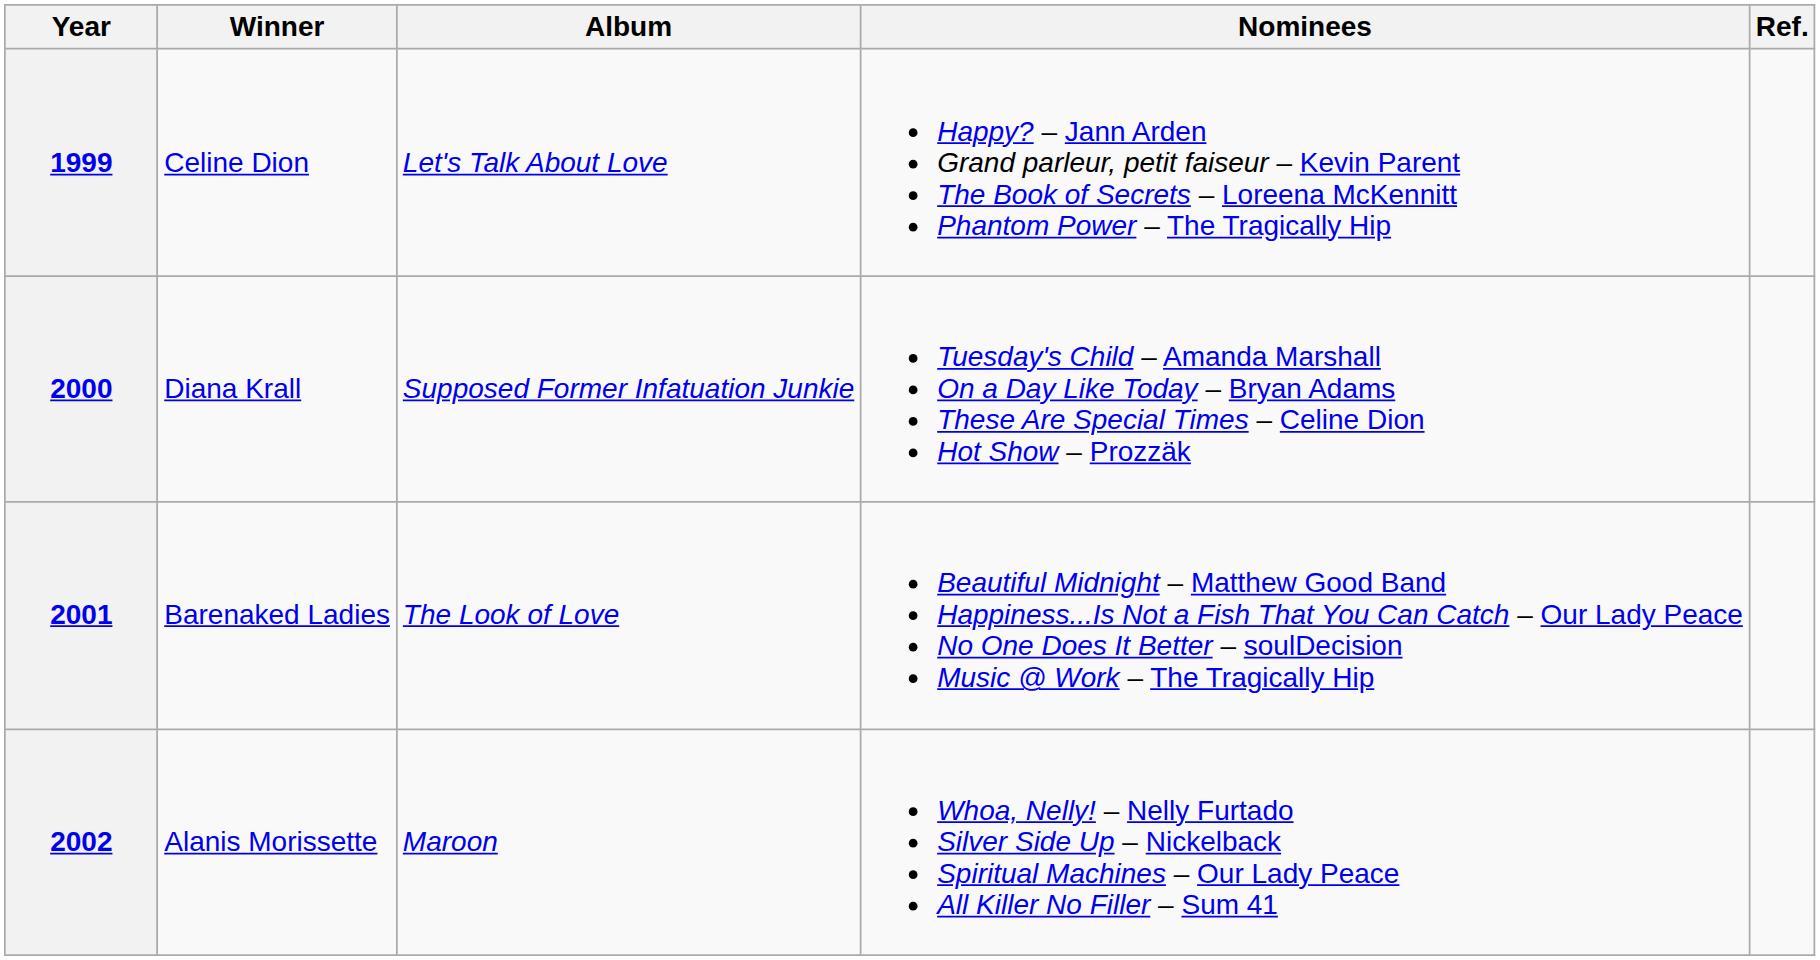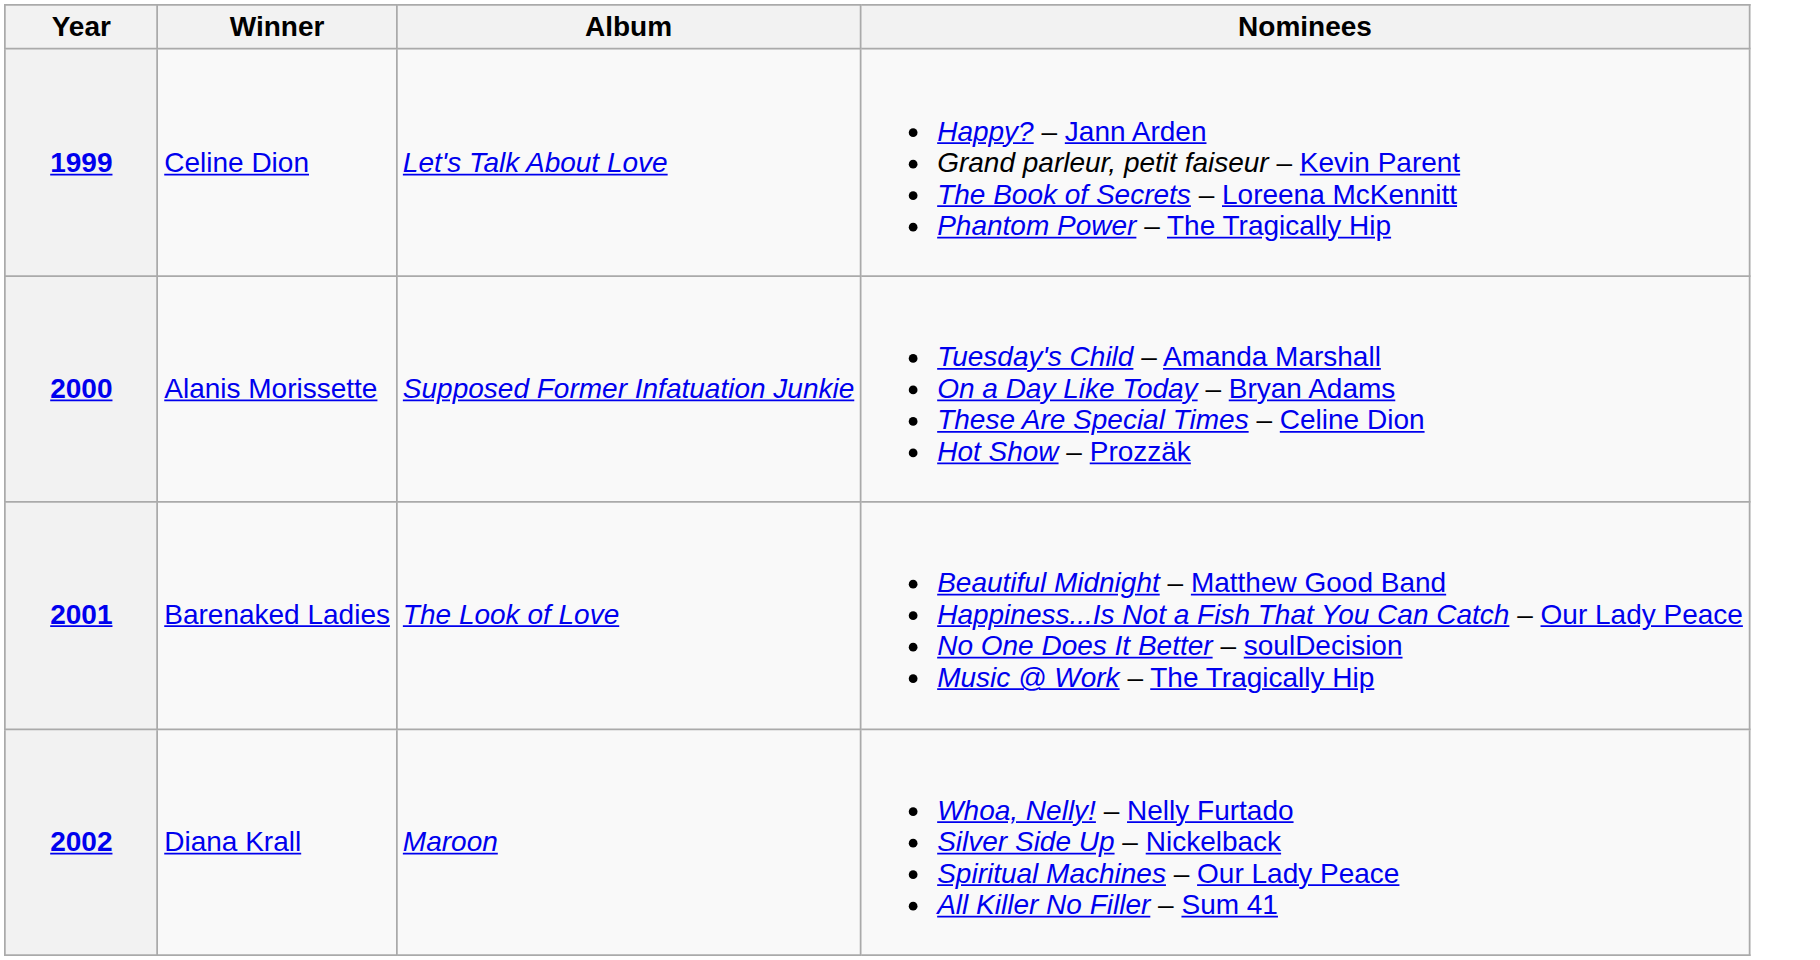- column: (1782, 26)
(233, 388) Diana Krall -> (271, 388) Alanis Morissette
(271, 841) Alanis Morissette -> (233, 841) Diana Krall
